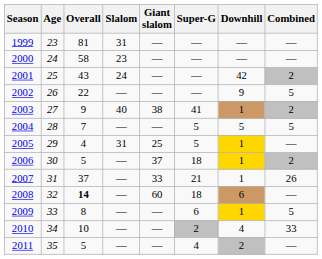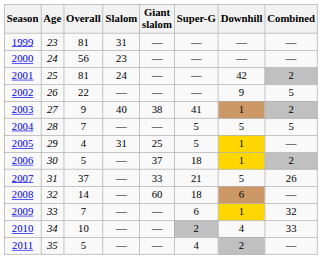(83, 59) 58 -> (83, 59) 56
(83, 76) 43 -> (83, 76) 81
(242, 178) 1 -> (242, 178) 5
(83, 195) bold -> (83, 195) normal
(83, 212) 8 -> (83, 212) 7
(291, 212) 5 -> (291, 212) 32
